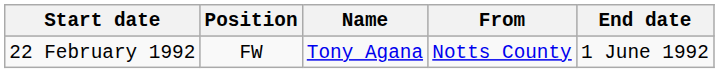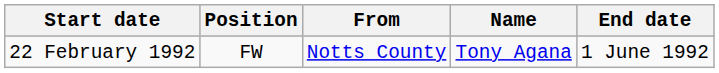columns swapped: (365, 21) <-> (502, 21)
